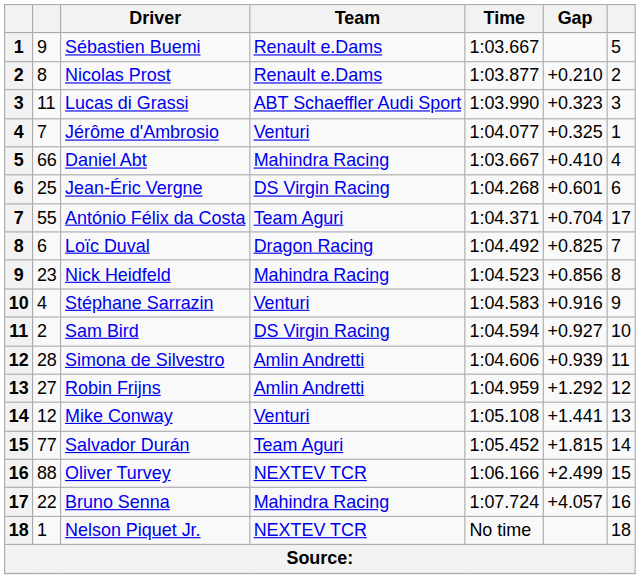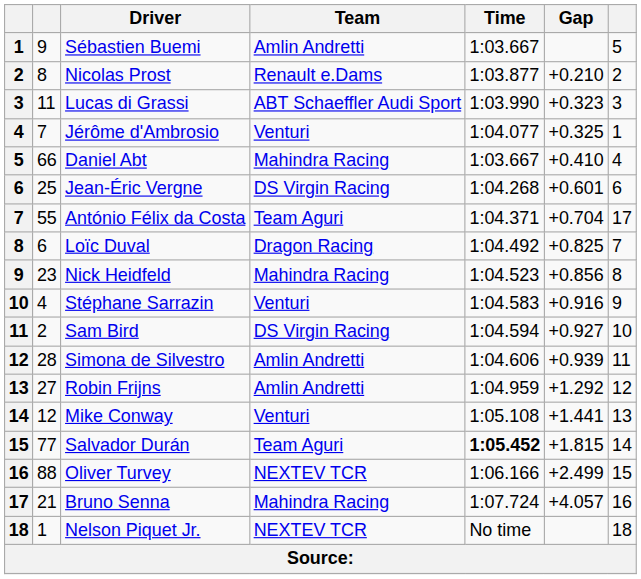(318, 47) Renault e.Dams -> (309, 47) Amlin Andretti
(504, 445) normal -> (505, 445) bold
(47, 501) 22 -> (47, 501) 21
